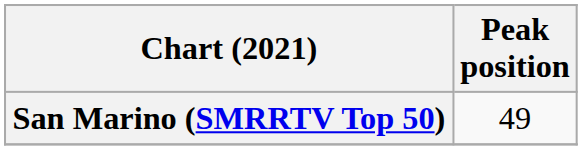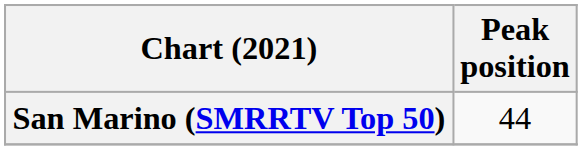(515, 117) 49 -> (515, 117) 44
